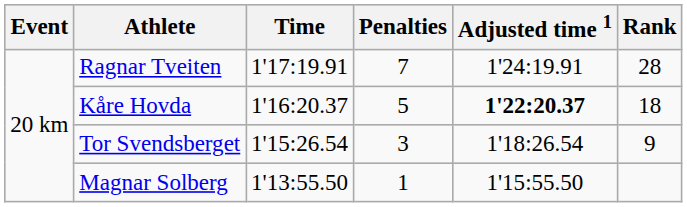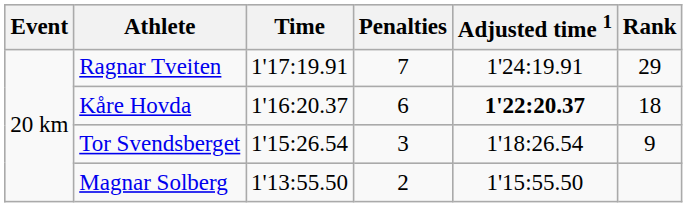(650, 67) 28 -> (650, 67) 29
(403, 105) 5 -> (403, 105) 6
(403, 181) 1 -> (403, 181) 2
